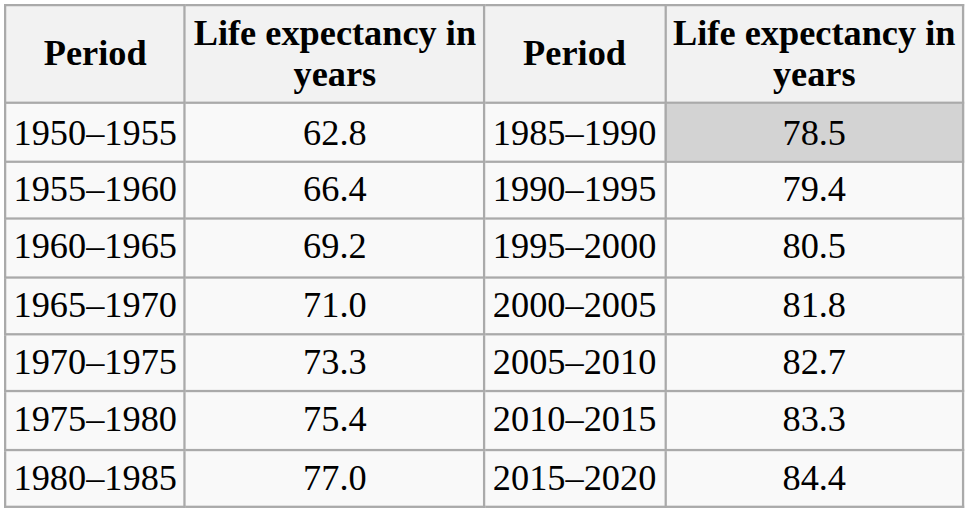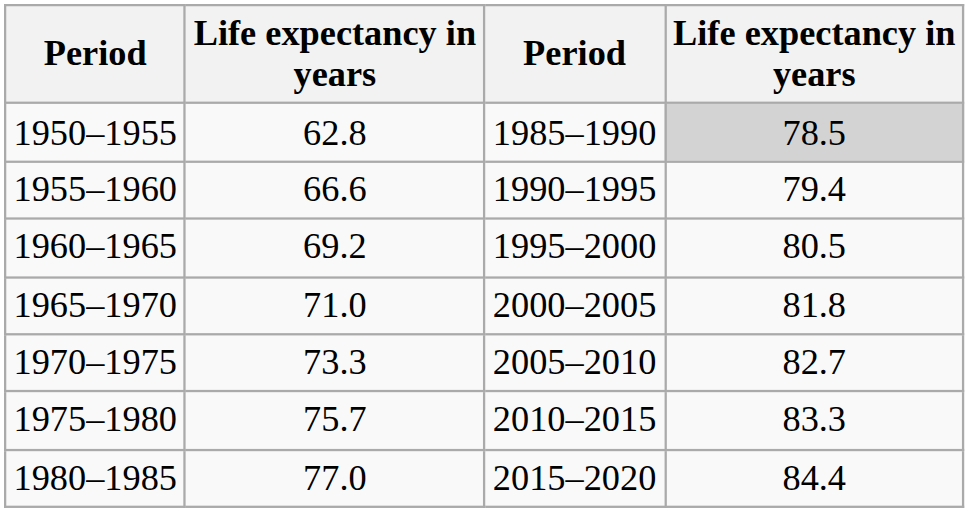(335, 189) 66.4 -> (335, 189) 66.6
(335, 419) 75.4 -> (335, 419) 75.7
